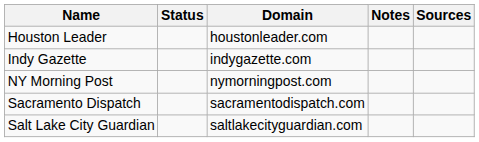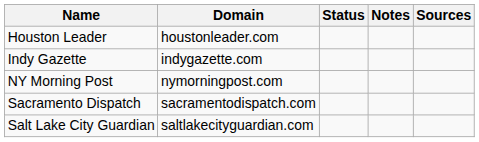columns swapped: (287, 15) <-> (182, 15)
